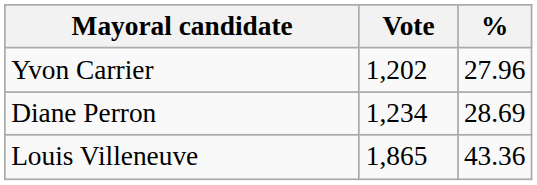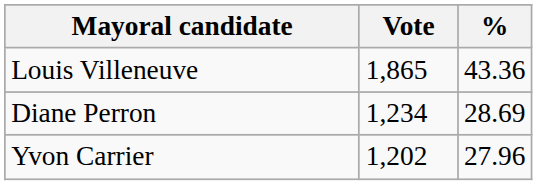rows swapped: (105, 156) <-> (82, 69)
